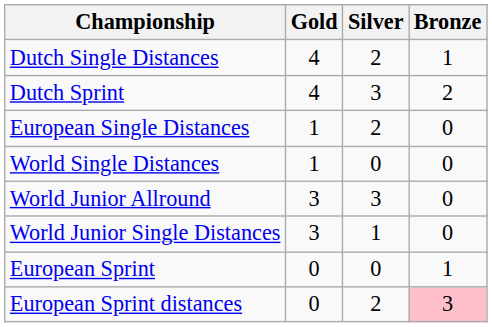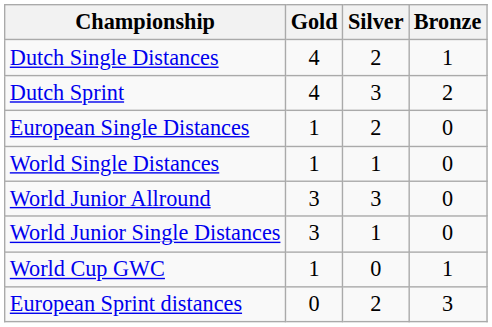(376, 163) 0 -> (376, 163) 1
+ row: (87, 269)
- row: (82, 269)
(448, 304) pink background -> (448, 304) no background
